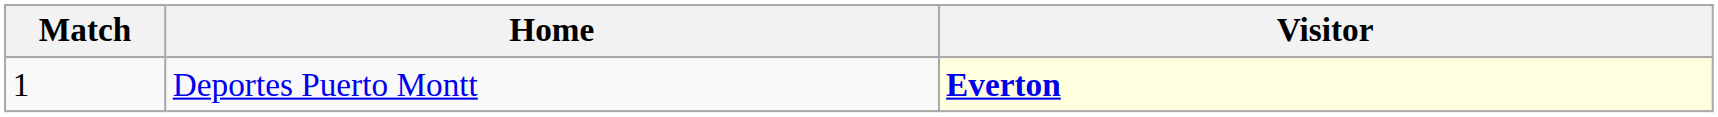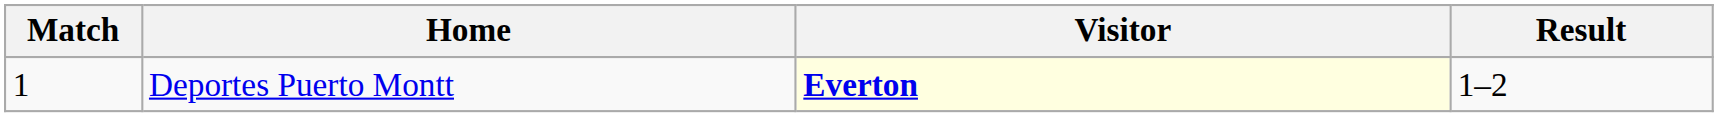+ column: (1581, 30)
